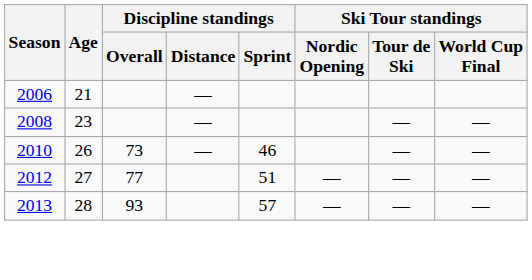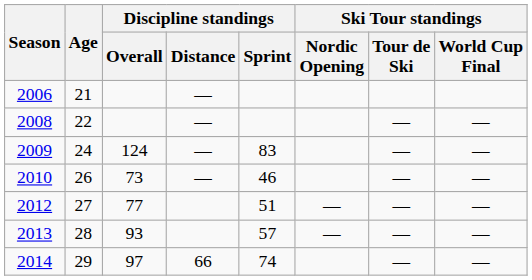(83, 121) 23 -> (83, 121) 22
+ row: (35, 149)
+ row: (35, 261)
